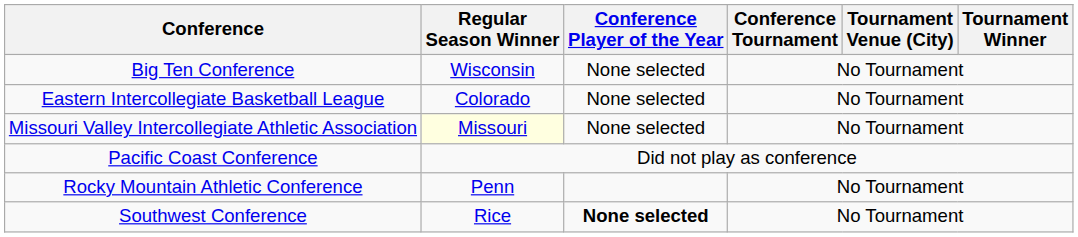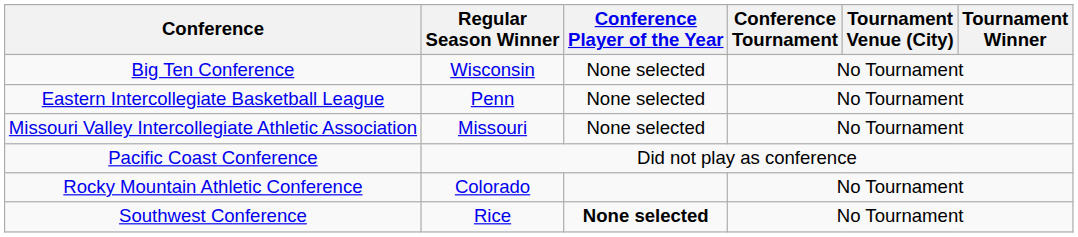(493, 98) Colorado -> (493, 98) Penn
(493, 128) lightyellow background -> (493, 128) no background
(493, 187) Penn -> (493, 187) Colorado
